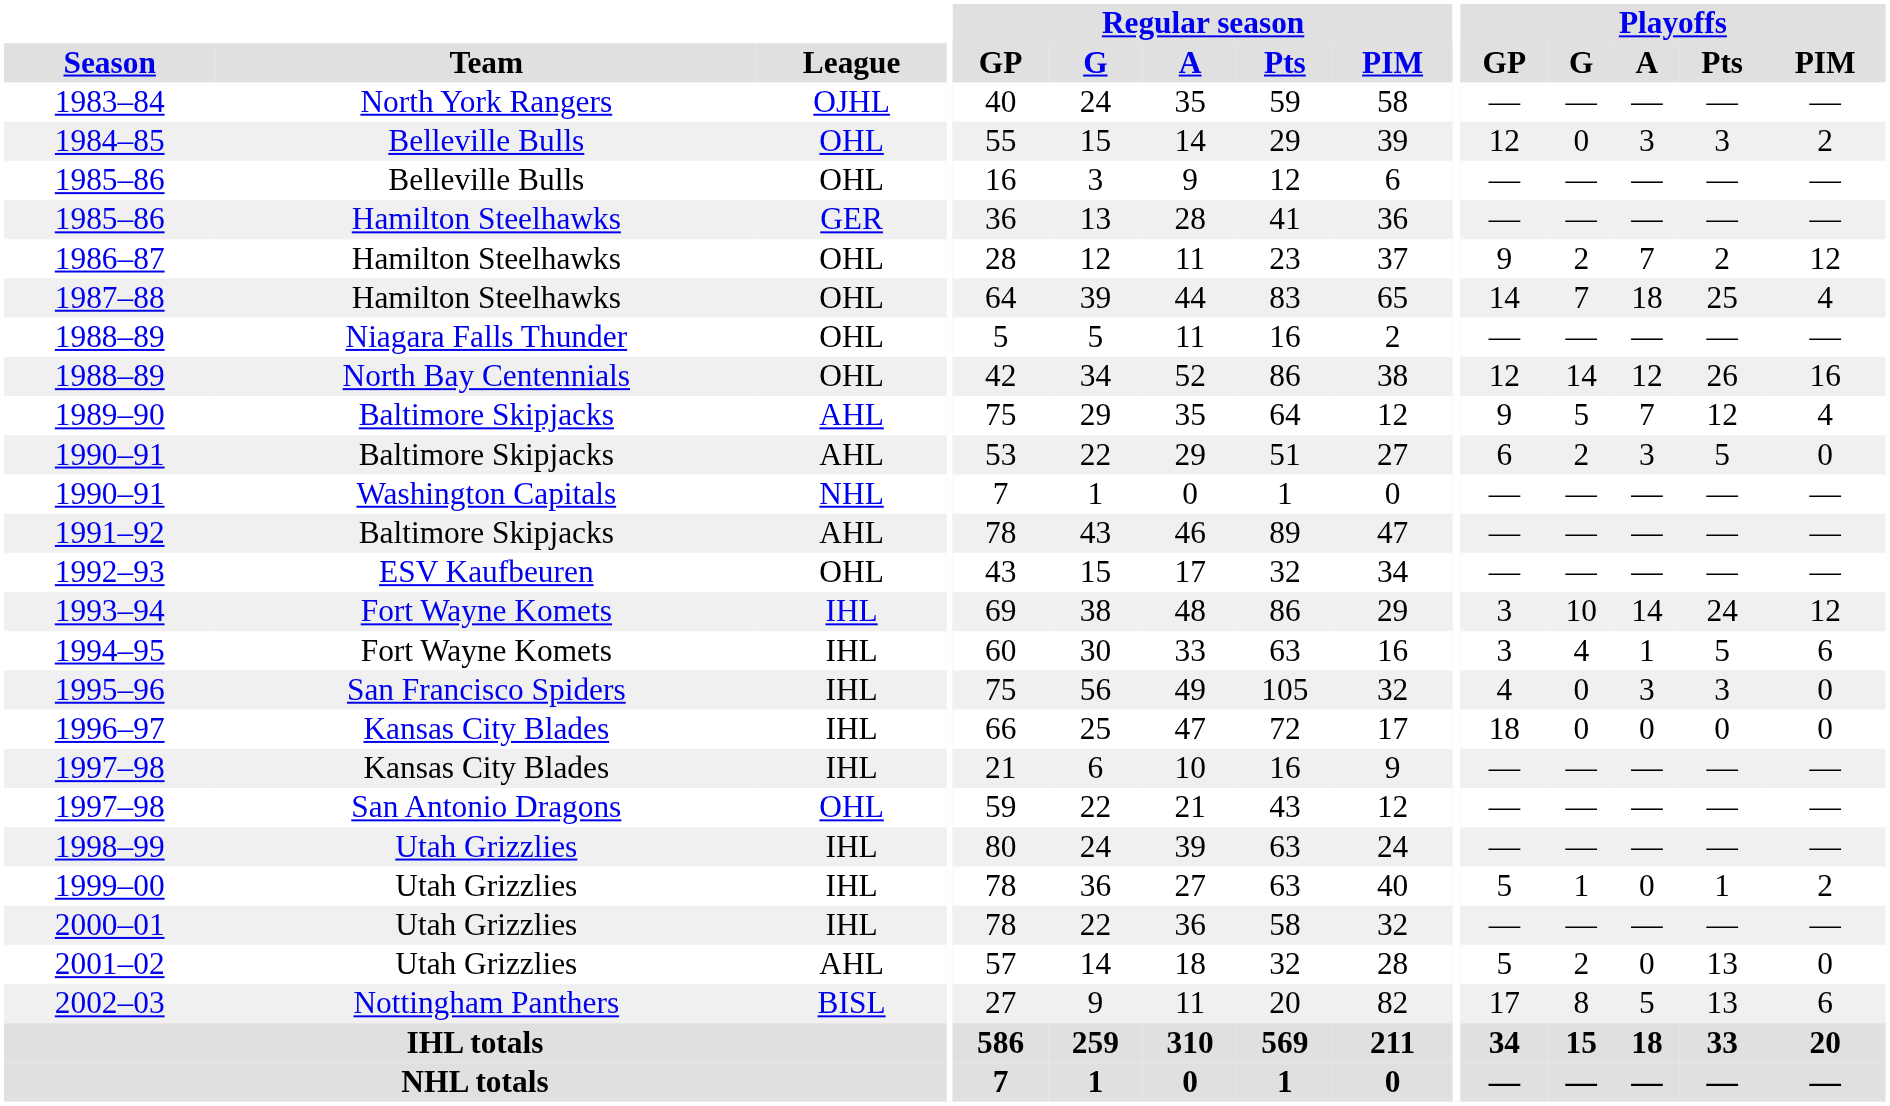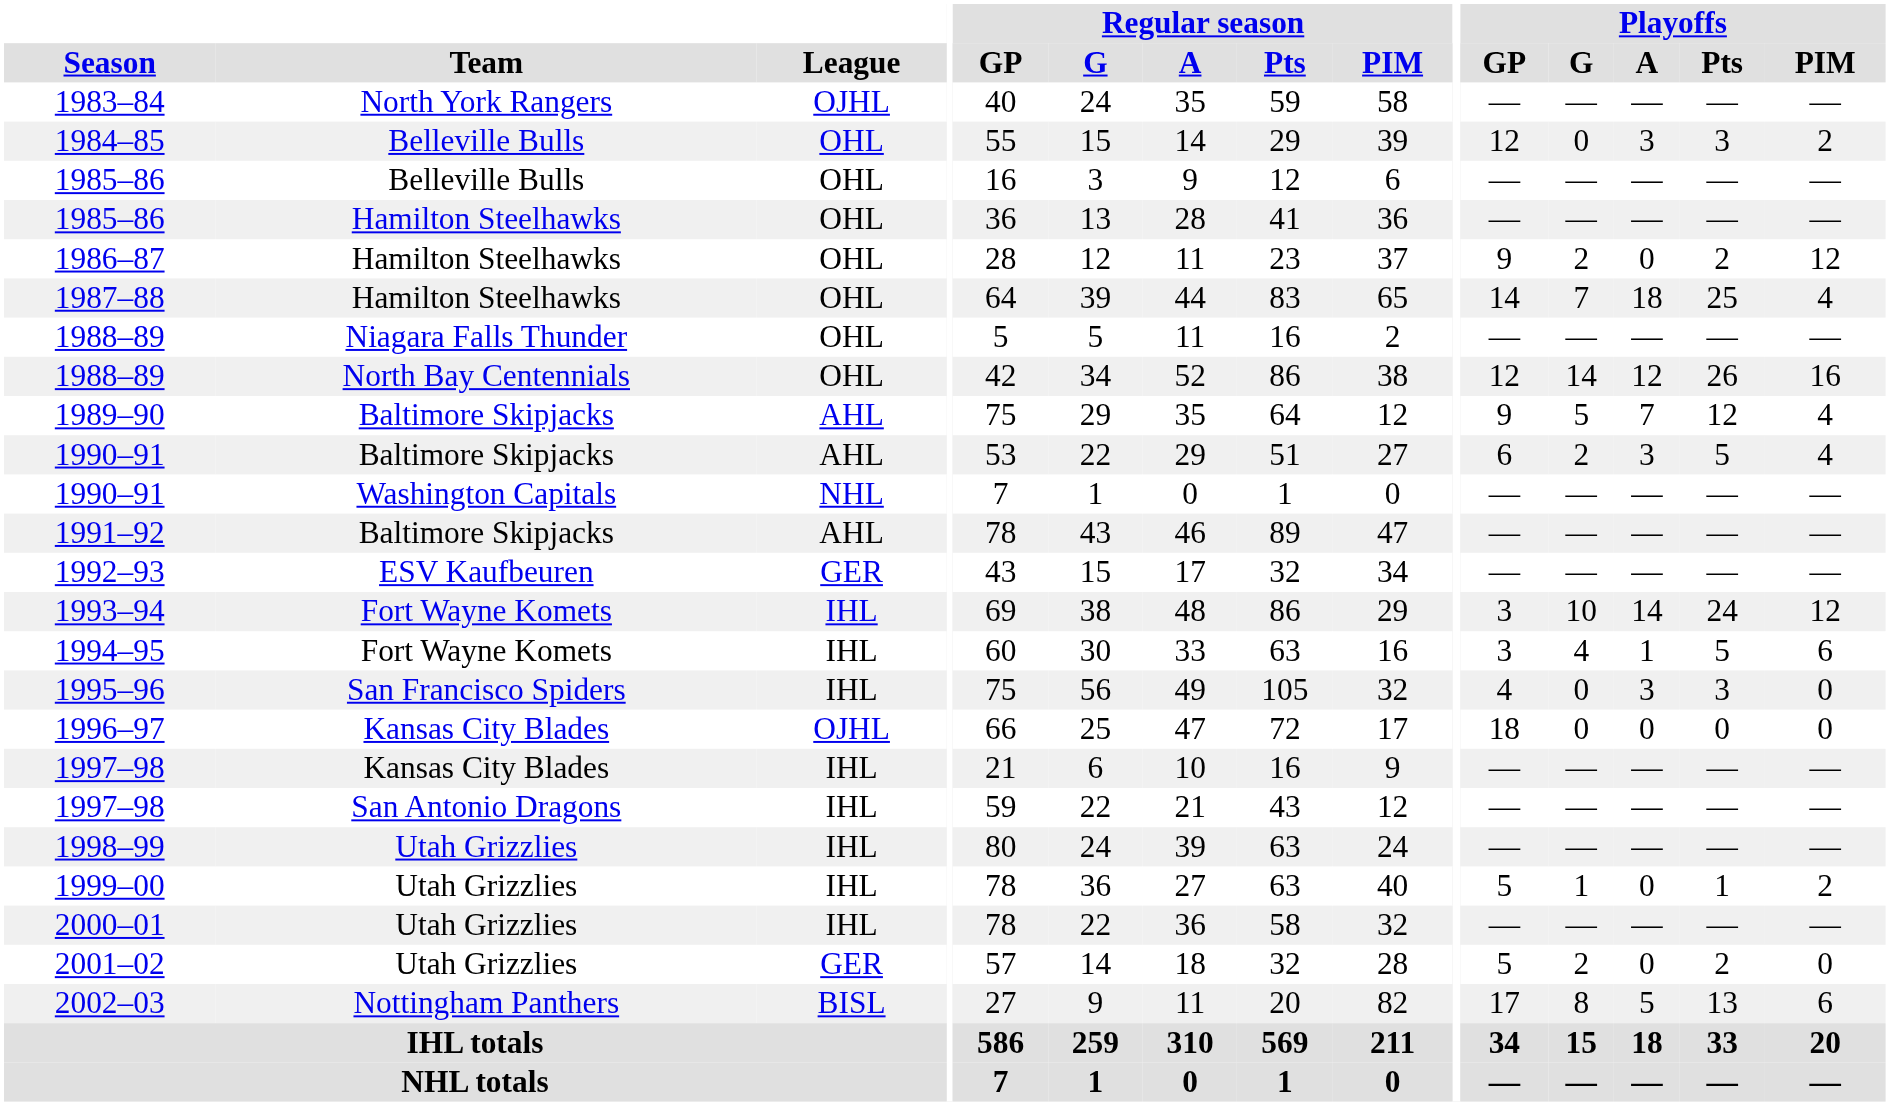(852, 219) GER -> (852, 219) OHL
(1647, 258) 7 -> (1647, 258) 0
(1825, 454) 0 -> (1825, 454) 4
(852, 571) OHL -> (852, 571) GER
(852, 728) IHL -> (852, 728) OJHL
(852, 807) OHL -> (852, 807) IHL
(852, 963) AHL -> (852, 963) GER
(1722, 963) 13 -> (1722, 963) 2
